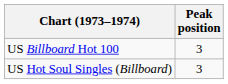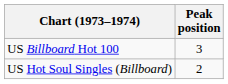(199, 68) 3 -> (199, 68) 2
